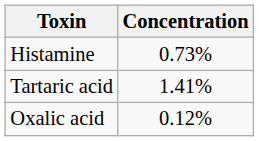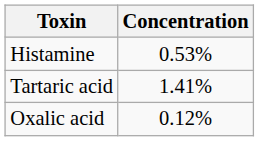(186, 53) 0.73% -> (186, 53) 0.53%
